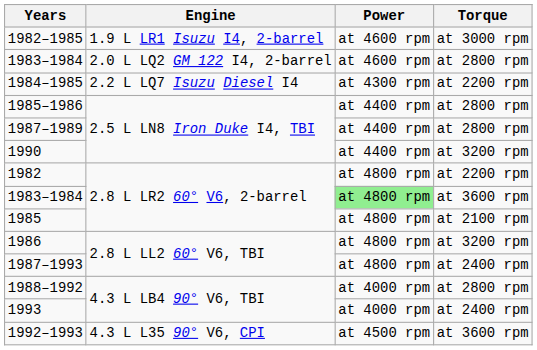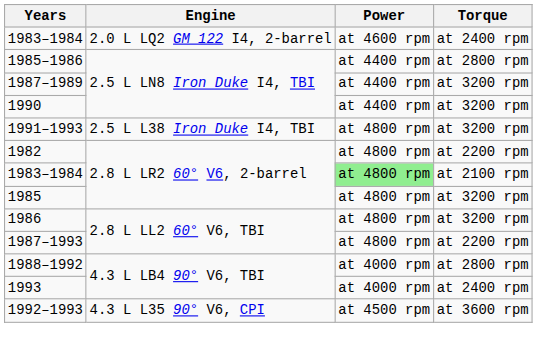- row: (45, 39)
(483, 61) at 2800 rpm -> (483, 39) at 2400 rpm
- row: (45, 84)
(483, 129) at 2800 rpm -> (483, 84) at 3200 rpm
+ row: (45, 129)
(483, 197) at 3600 rpm -> (483, 175) at 2100 rpm
(483, 220) at 2100 rpm -> (483, 197) at 3200 rpm
(483, 265) at 2400 rpm -> (483, 243) at 2200 rpm
